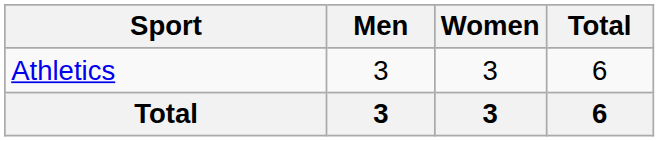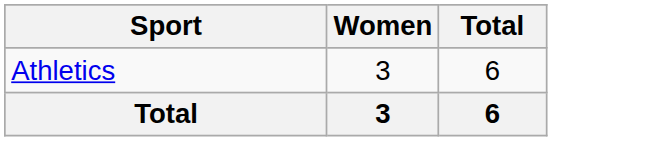- column: (381, 26)
